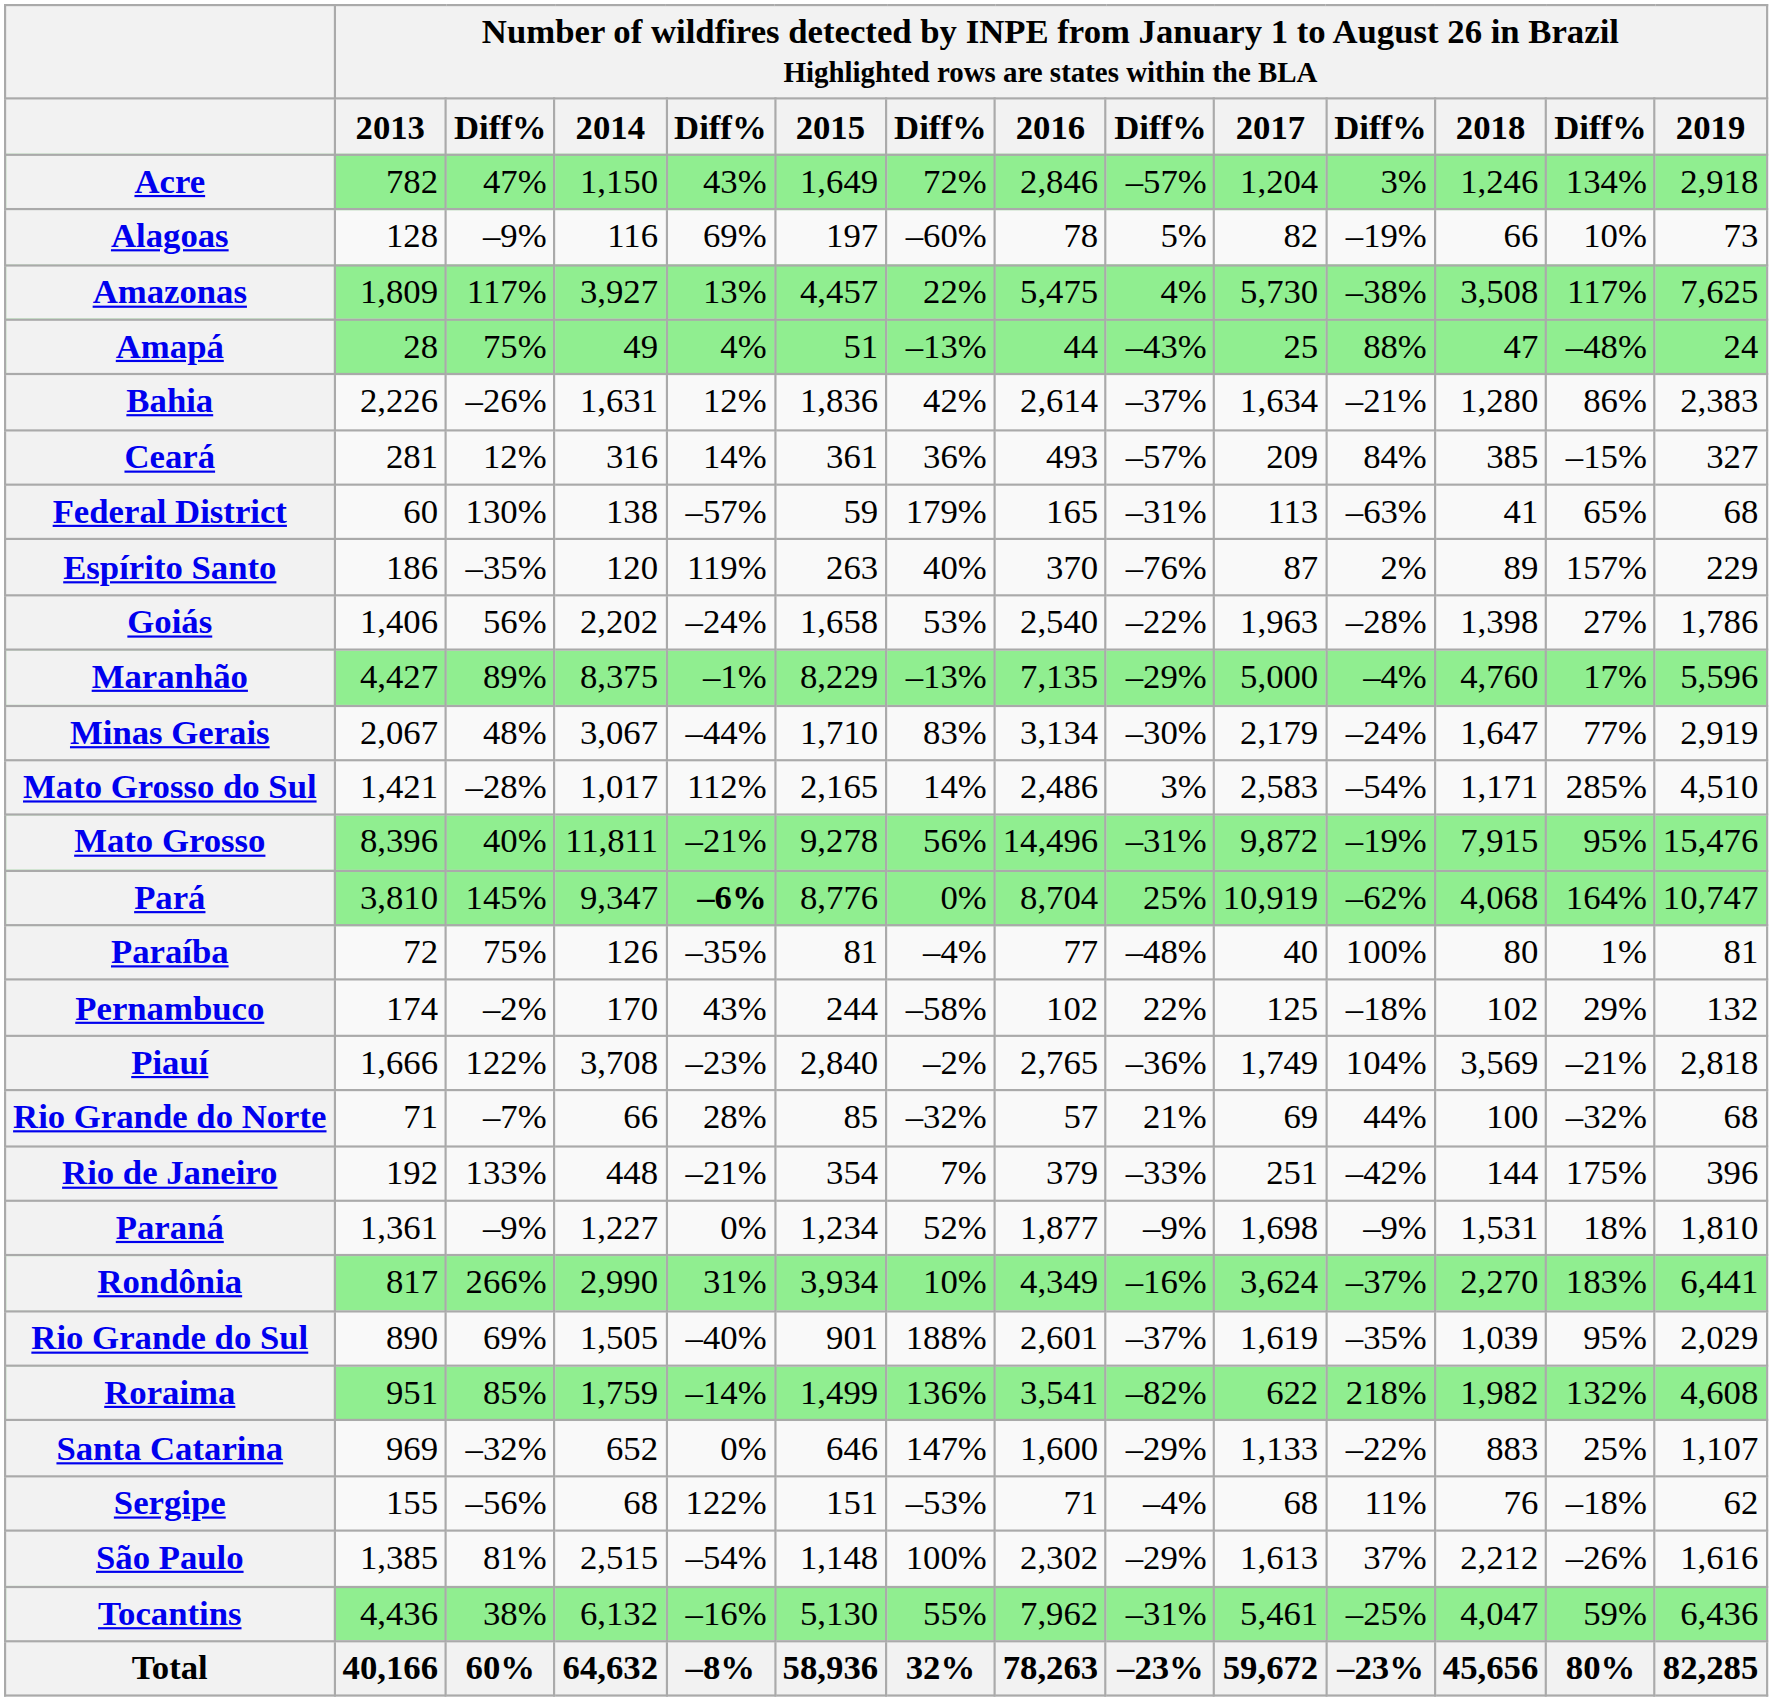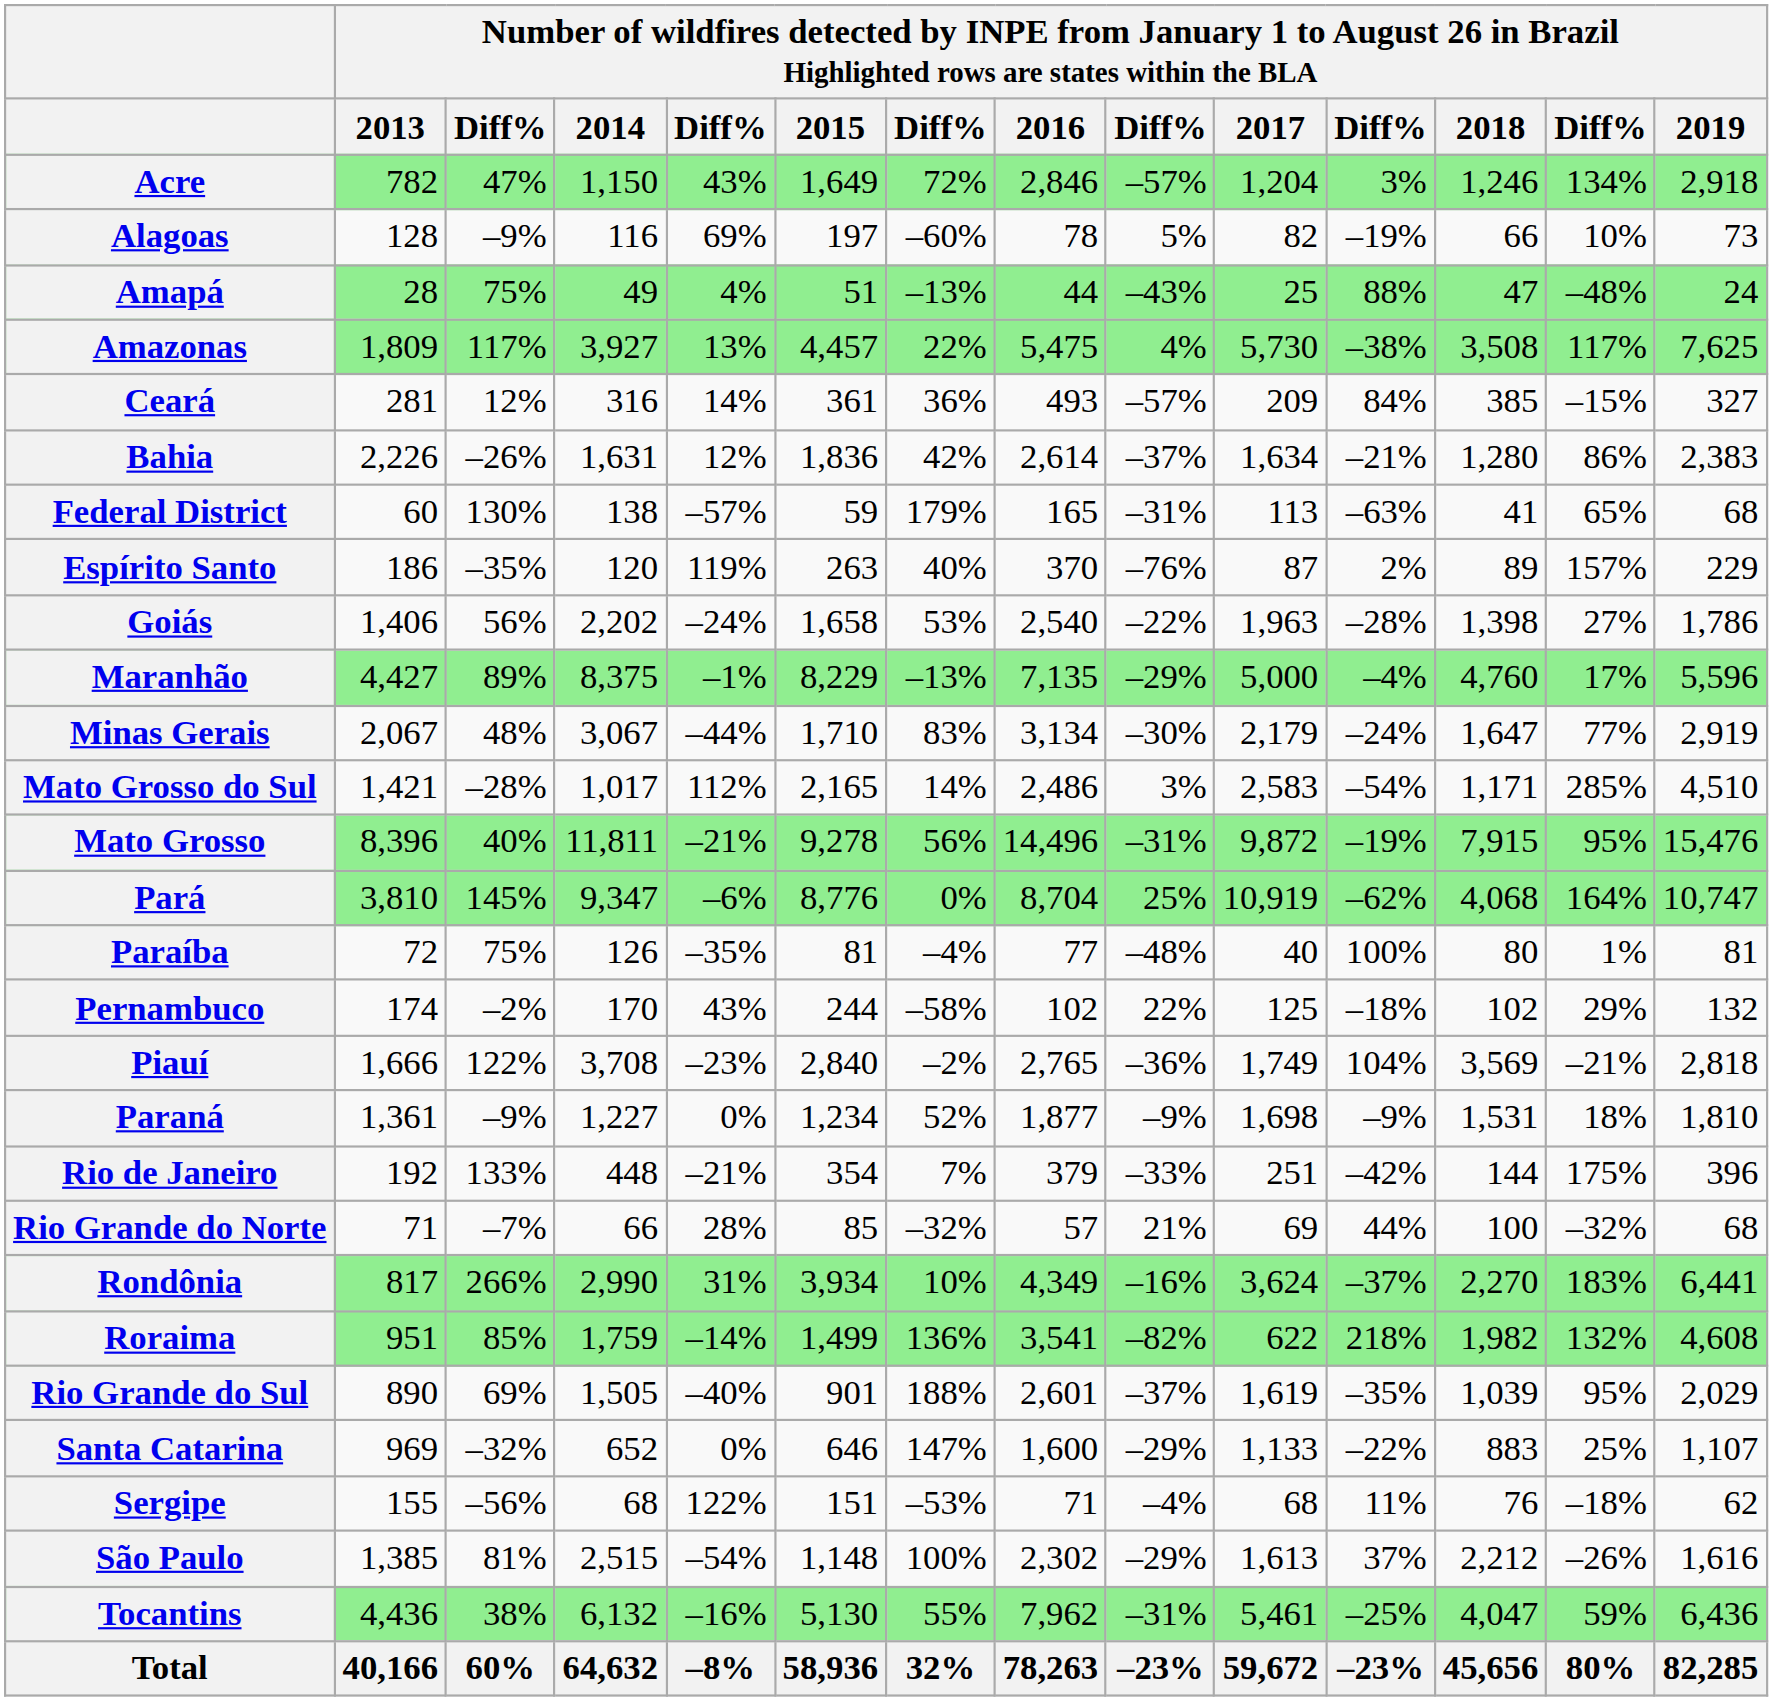rows swapped: (170, 291) <-> (170, 346)
rows swapped: (170, 401) <-> (170, 456)
(732, 897) bold -> (735, 897) normal
rows swapped: (170, 1227) <-> (170, 1117)
rows swapped: (170, 1392) <-> (170, 1337)
